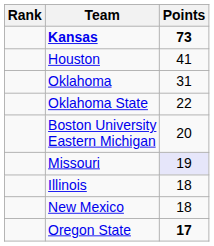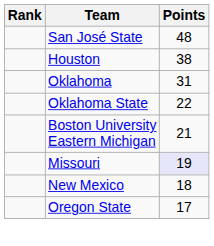- row: (73, 37)
+ row: (95, 37)
(184, 59) 41 -> (184, 59) 38
(184, 133) 20 -> (184, 133) 21
- row: (67, 185)
(184, 229) bold -> (184, 207) normal
